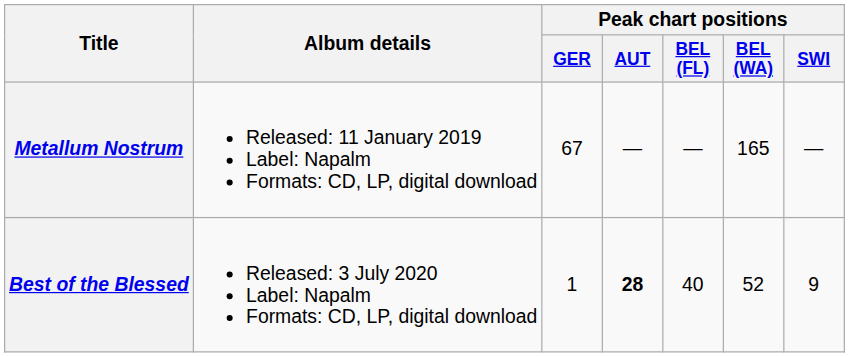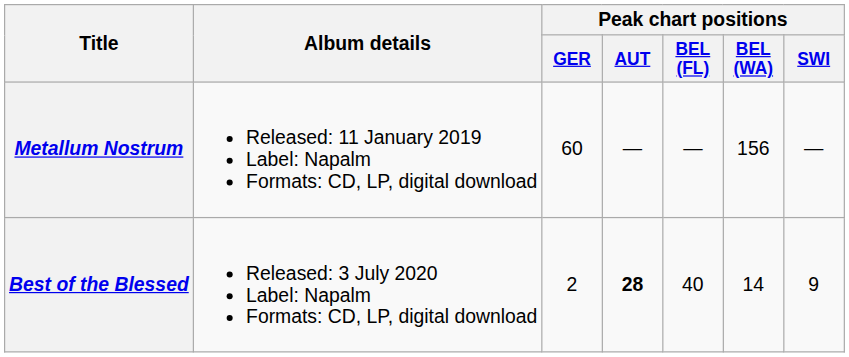(572, 149) 67 -> (572, 149) 60
(753, 149) 165 -> (753, 149) 156
(572, 284) 1 -> (572, 284) 2
(753, 284) 52 -> (753, 284) 14
